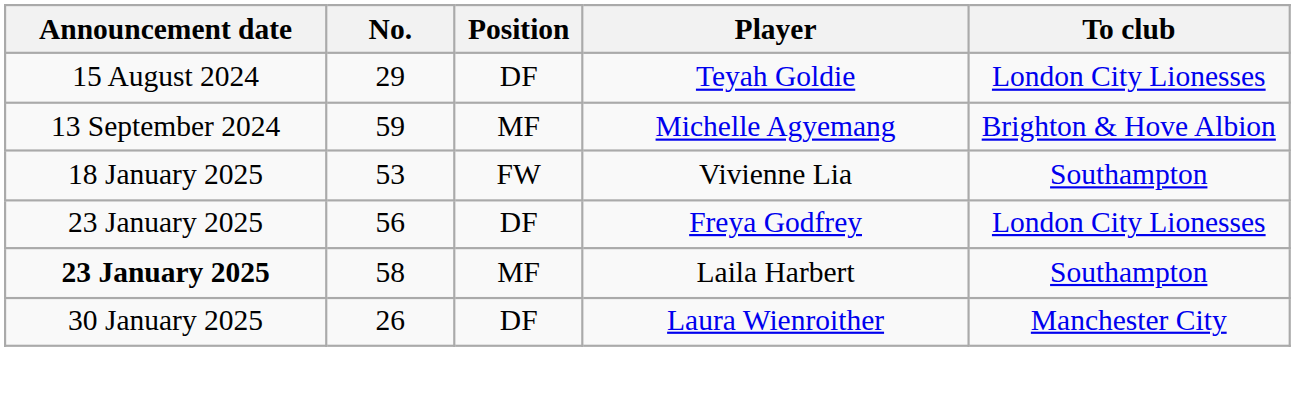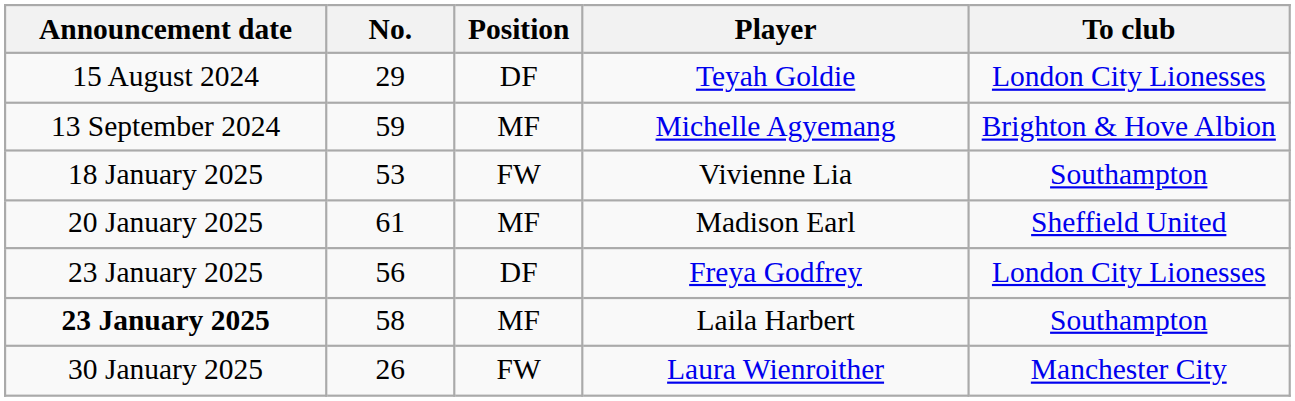+ row: (776, 223)
(519, 320) DF -> (519, 369) FW
